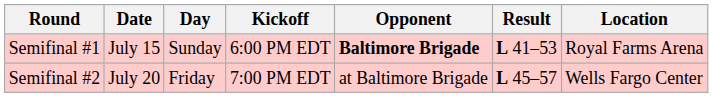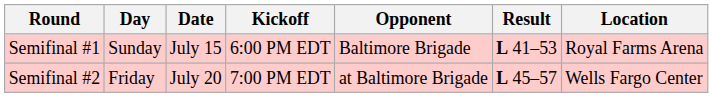columns swapped: (195, 19) <-> (134, 19)
(409, 48) bold -> (405, 48) normal
